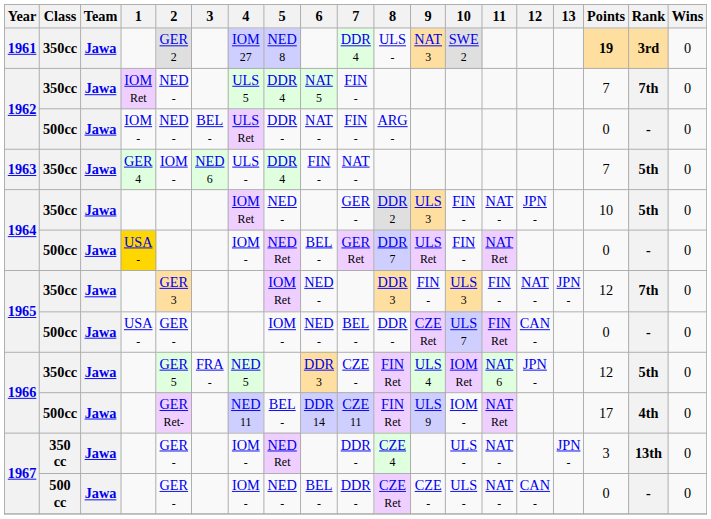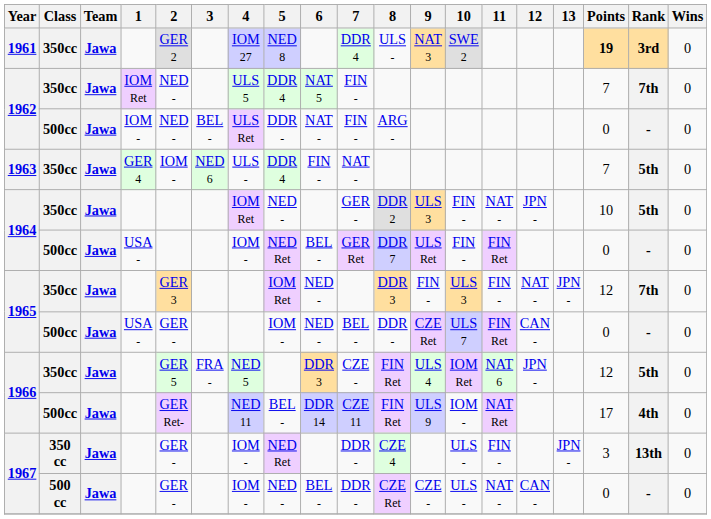(138, 250) gold background -> (138, 250) no background
(499, 250) NAT Ret -> (499, 250) FIN Ret
(499, 453) NAT - -> (499, 453) FIN -
